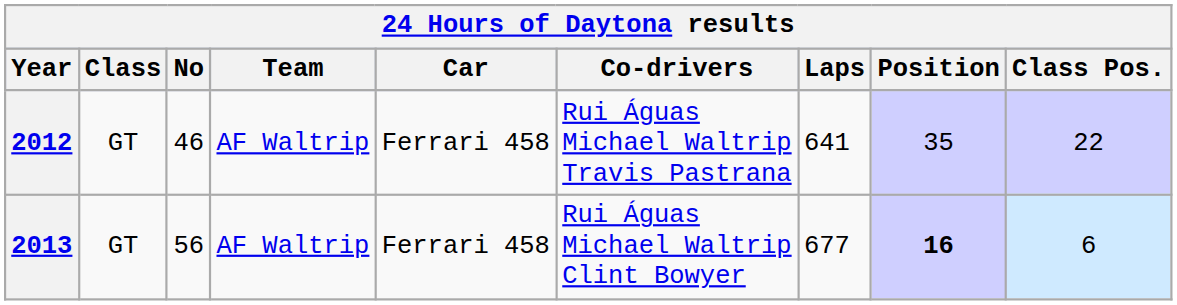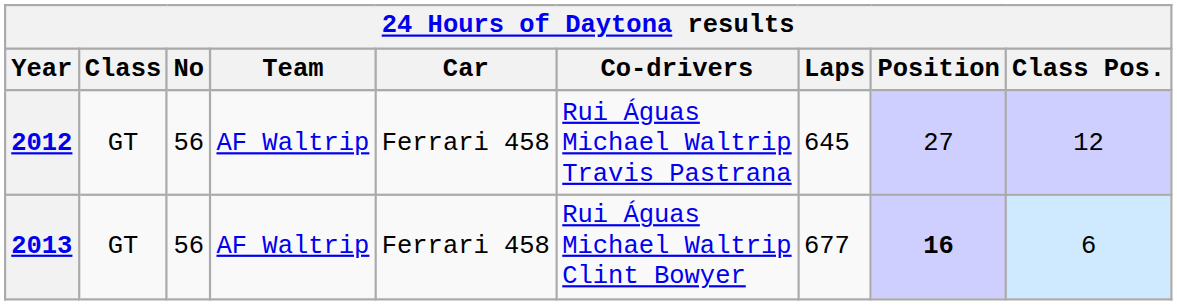(189, 142) 46 -> (189, 142) 56
(827, 142) 641 -> (827, 142) 645
(939, 142) 35 -> (939, 142) 27
(1089, 142) 22 -> (1089, 142) 12
